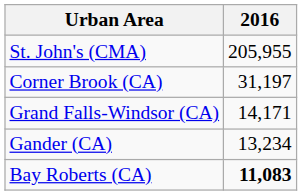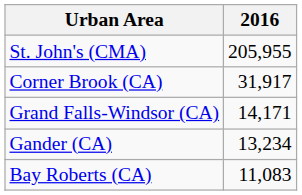(265, 81) 31,197 -> (265, 81) 31,917
(265, 174) bold -> (265, 174) normal
